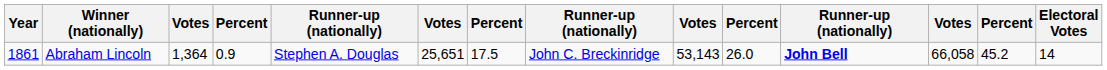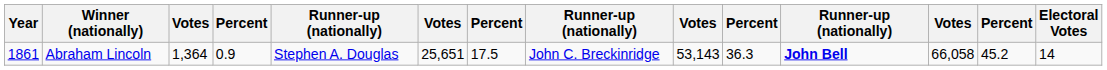(740, 53) 26.0 -> (740, 53) 36.3
